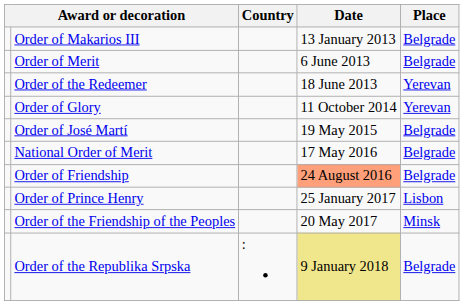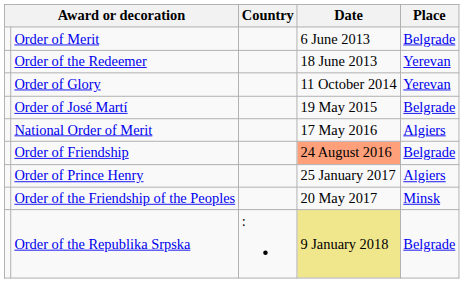- row: (77, 38)
(429, 152) Belgrade -> (425, 130) Algiers
(423, 198) Lisbon -> (425, 175) Algiers
